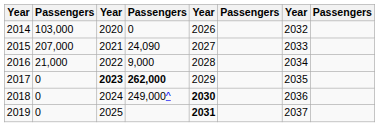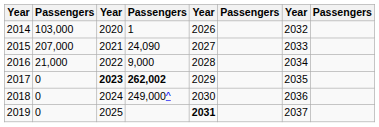(131, 29) 0 -> (131, 29) 1
(147, 79) 262,000 -> (147, 79) 262,002
(204, 96) bold -> (204, 96) normal
